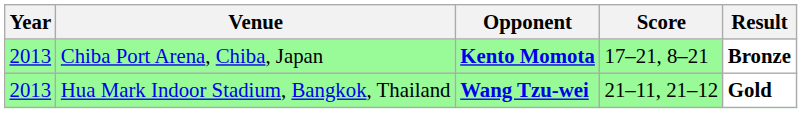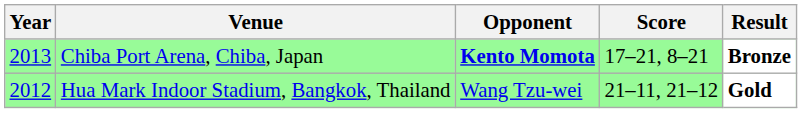(30, 90) 2013 -> (30, 90) 2012
(524, 90) bold -> (521, 90) normal
